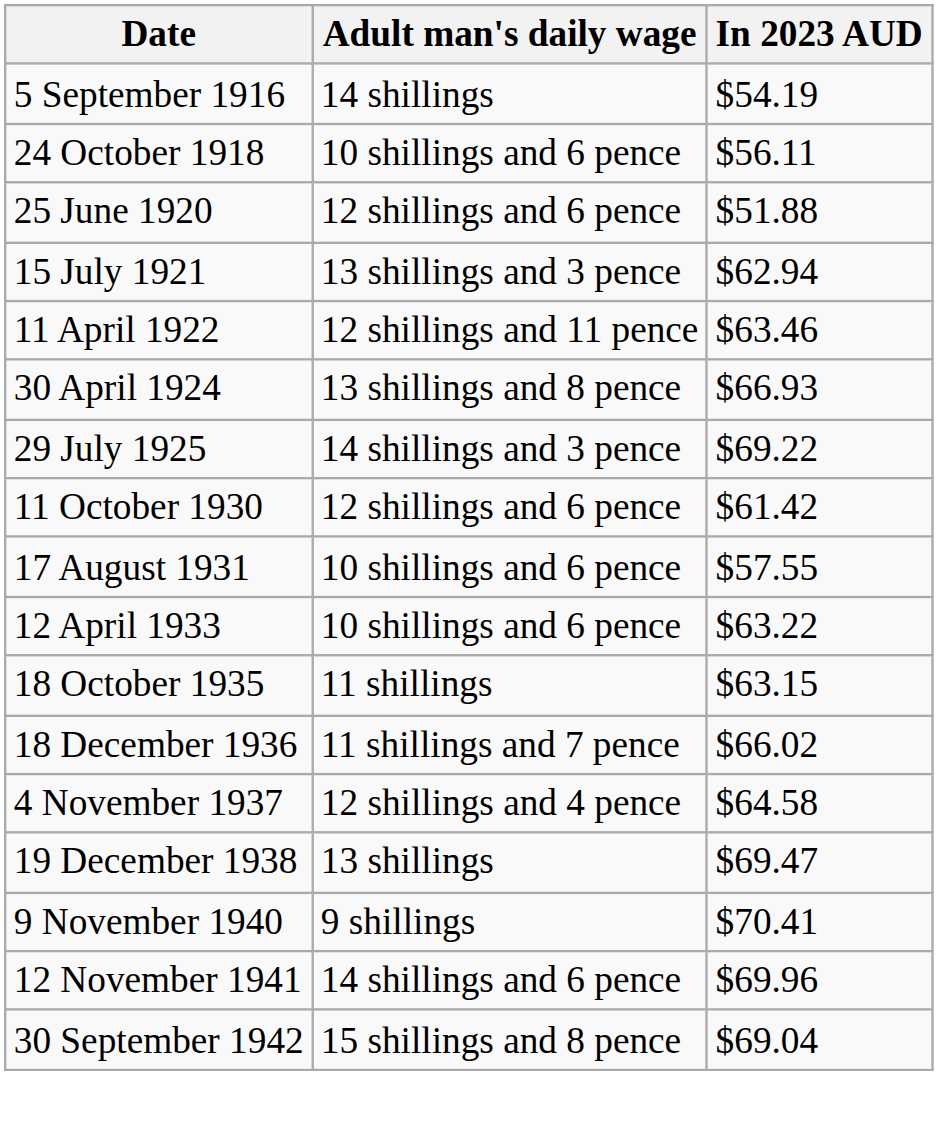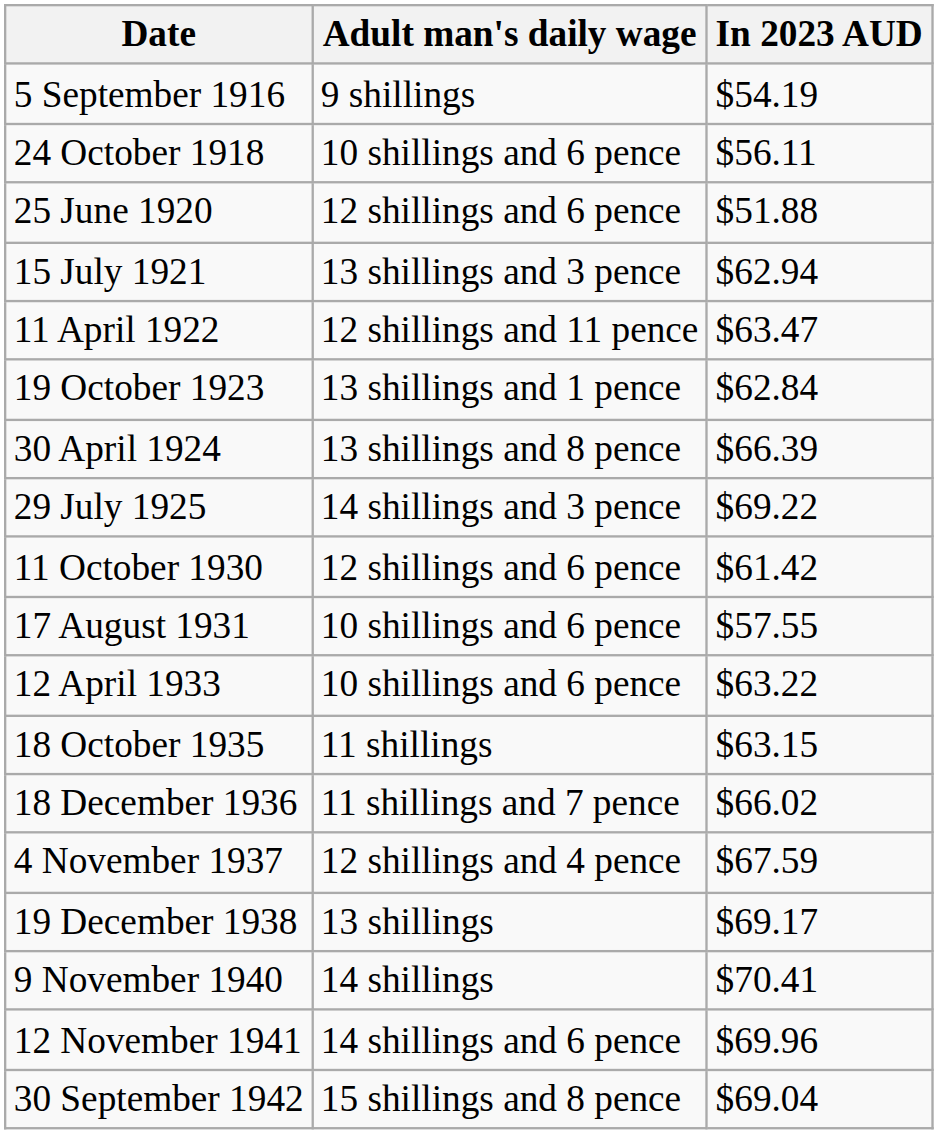(407, 93) 14 shillings -> (398, 93) 9 shillings
(767, 329) $63.46 -> (767, 329) $63.47
+ row: (139, 388)
(767, 388) $66.93 -> (767, 447) $66.39
(767, 802) $64.58 -> (767, 861) $67.59
(767, 861) $69.47 -> (767, 920) $69.17
(398, 920) 9 shillings -> (407, 980) 14 shillings
